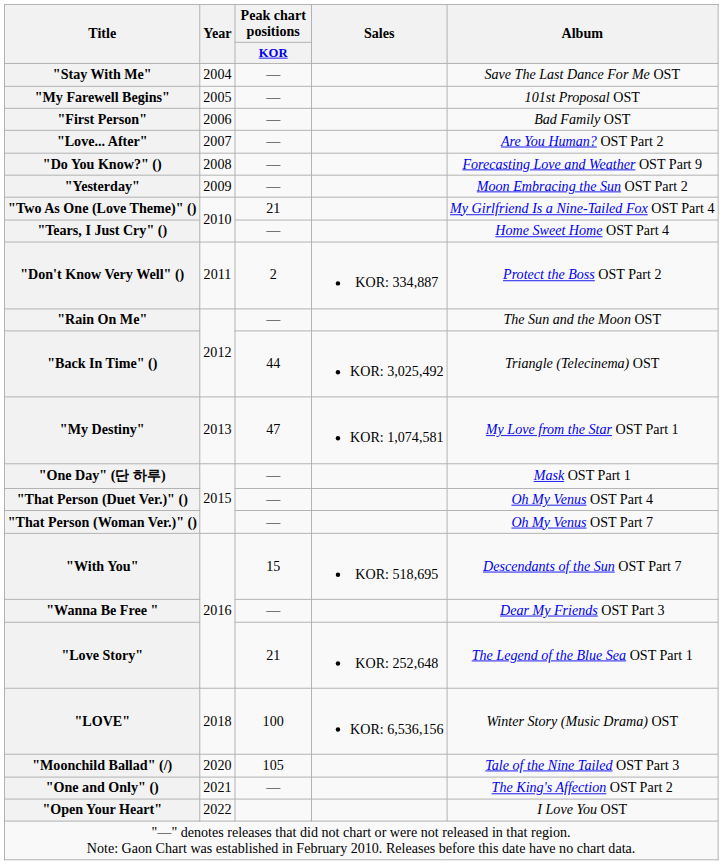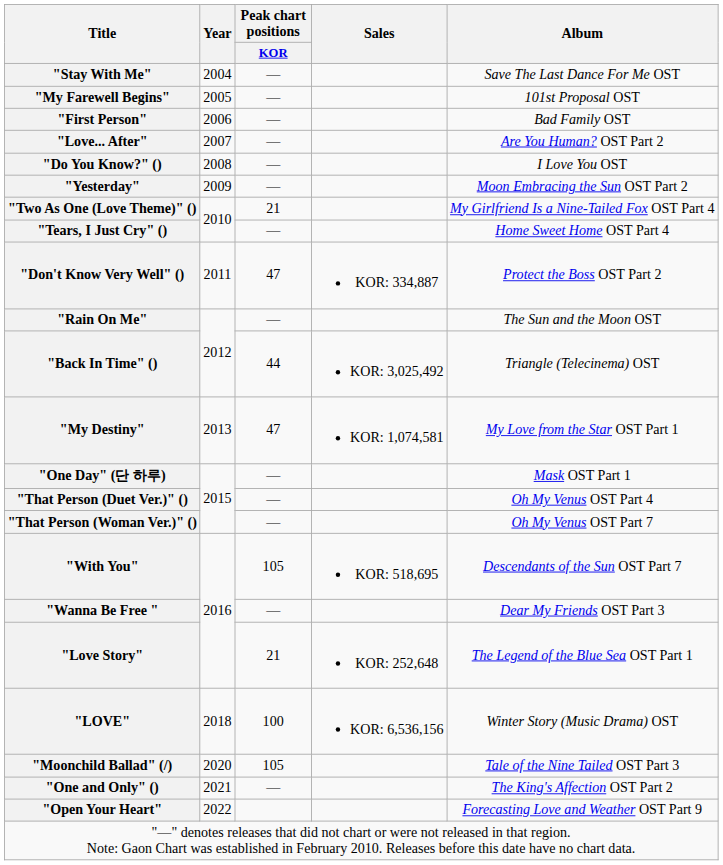(582, 164) Forecasting Love and Weather OST Part 9 -> (582, 164) I Love You OST
(273, 275) 2 -> (273, 275) 47
(273, 566) 15 -> (273, 566) 105
(582, 810) I Love You OST -> (582, 810) Forecasting Love and Weather OST Part 9
